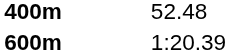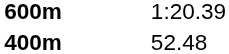rows swapped: (33, 11) <-> (33, 42)
